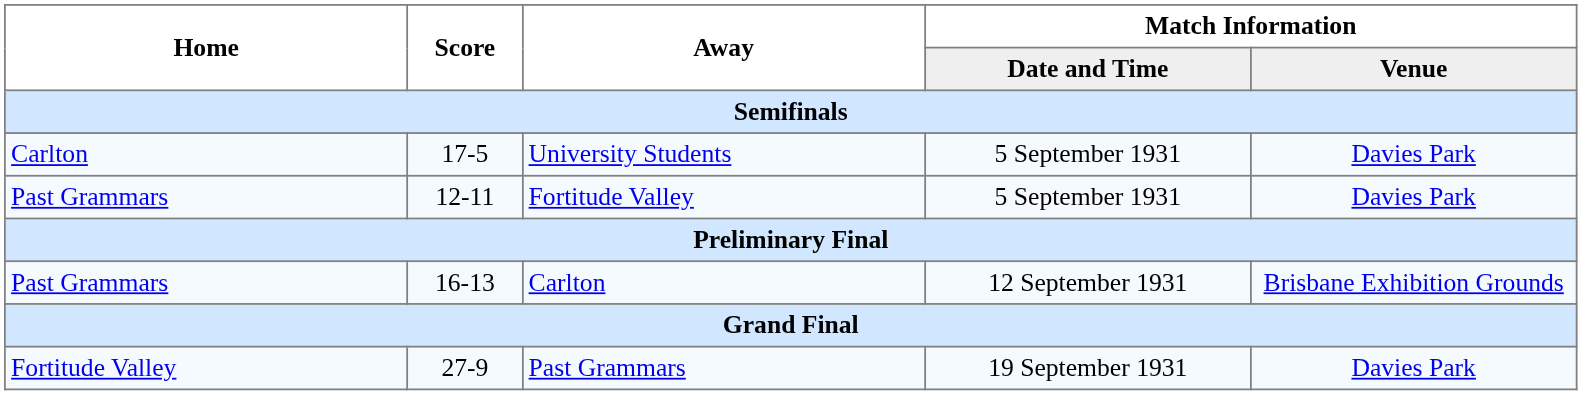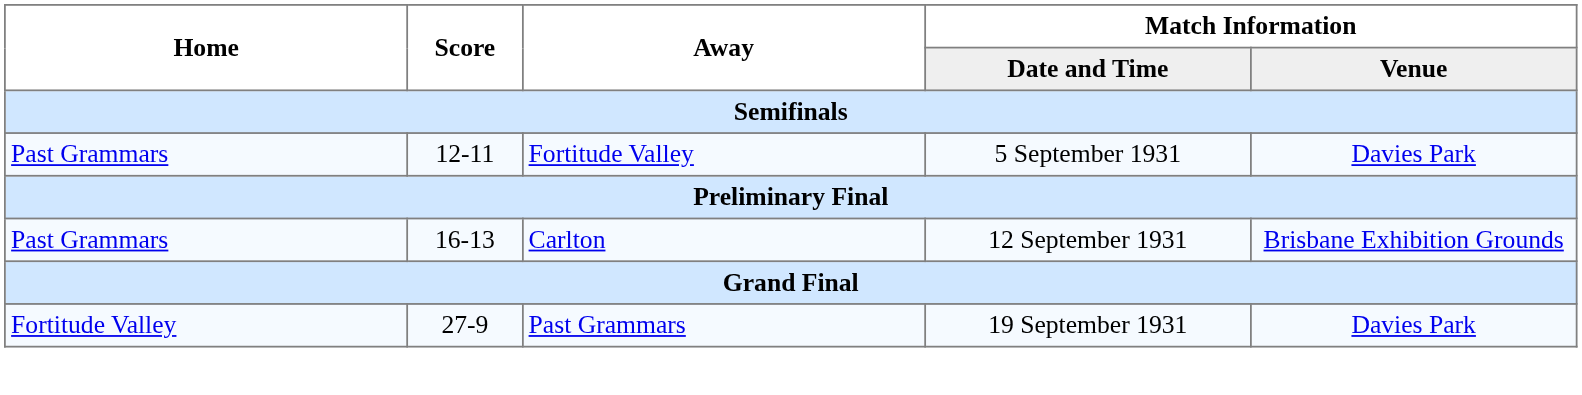- row: (630, 154)
